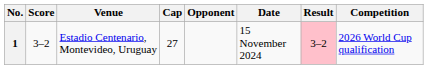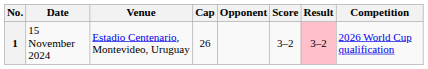columns swapped: (269, 13) <-> (41, 13)
(172, 43) 27 -> (205, 43) 26
